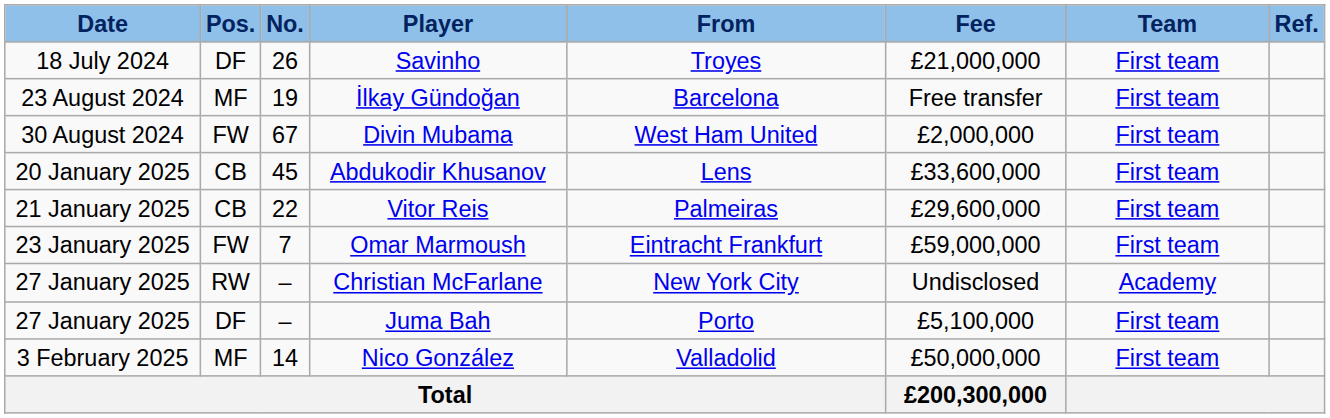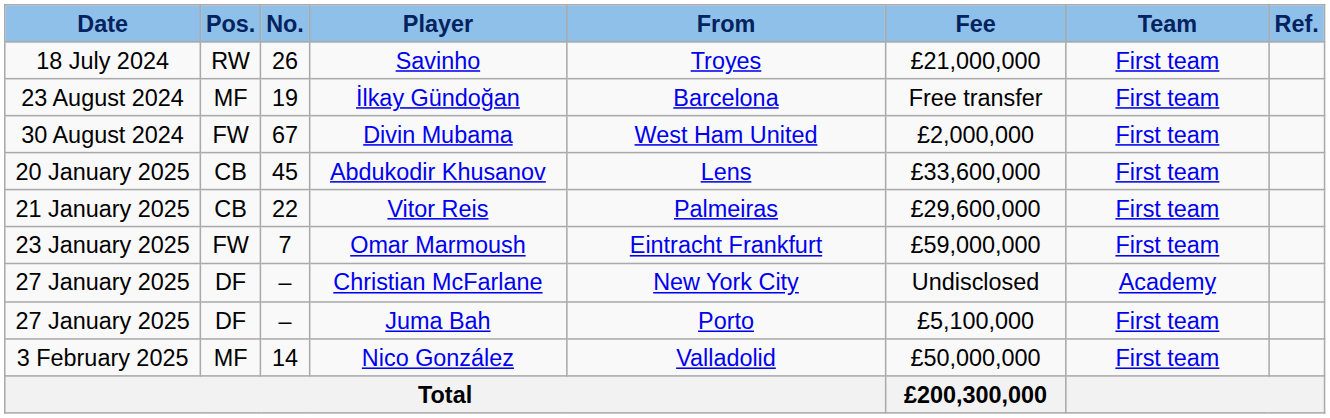(231, 61) DF -> (231, 61) RW
(231, 283) RW -> (231, 283) DF
